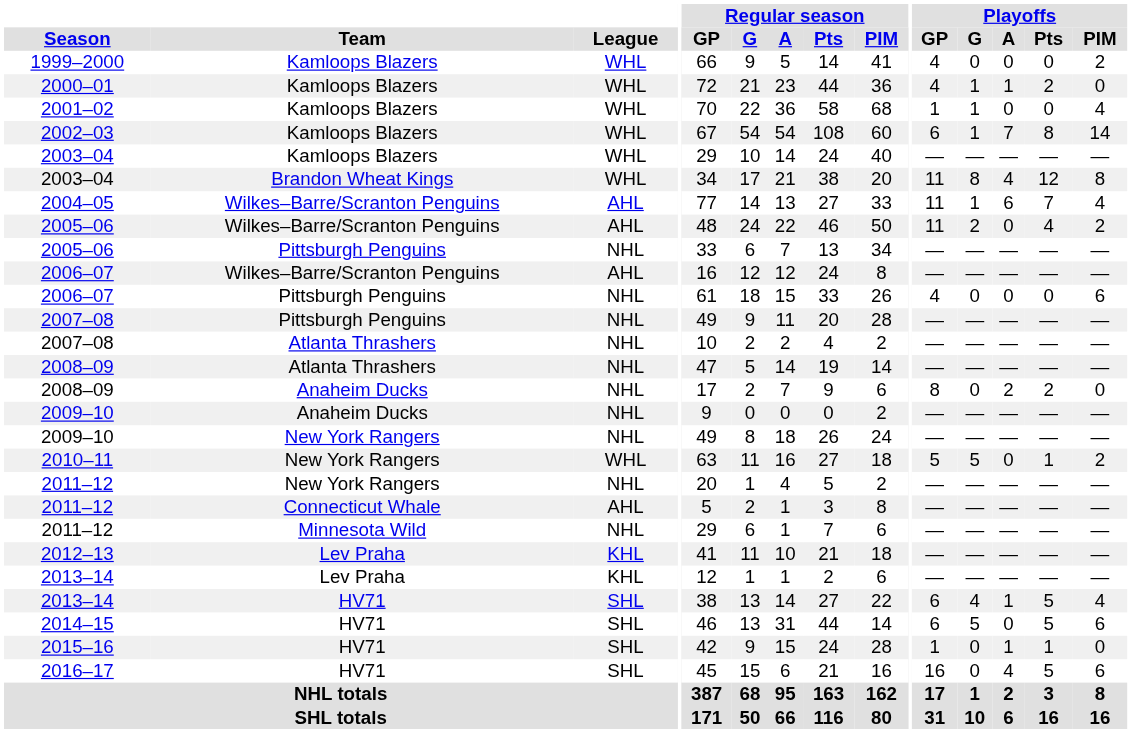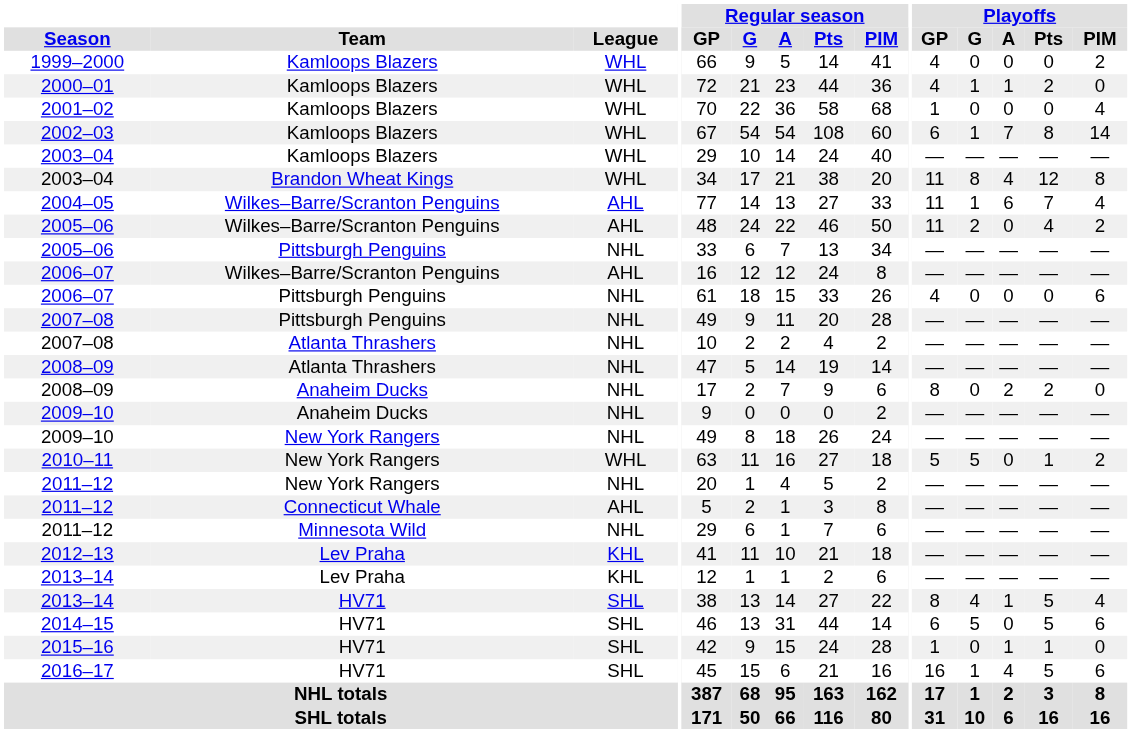(975, 109) 1 -> (975, 109) 0
(935, 600) 6 -> (935, 600) 8
(975, 670) 0 -> (975, 670) 1
